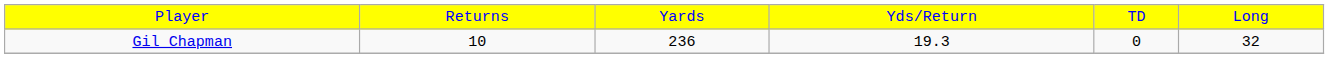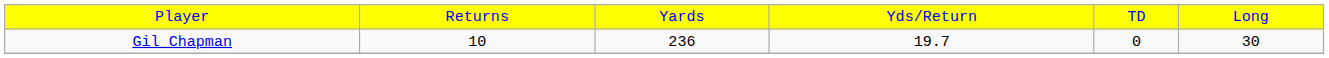(932, 41) 19.3 -> (932, 41) 19.7
(1251, 41) 32 -> (1251, 41) 30
